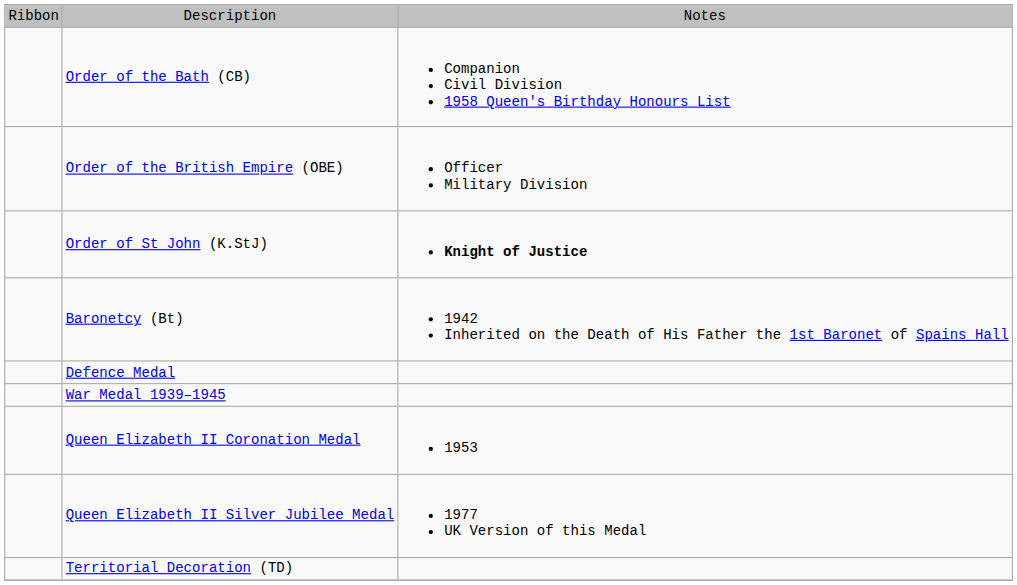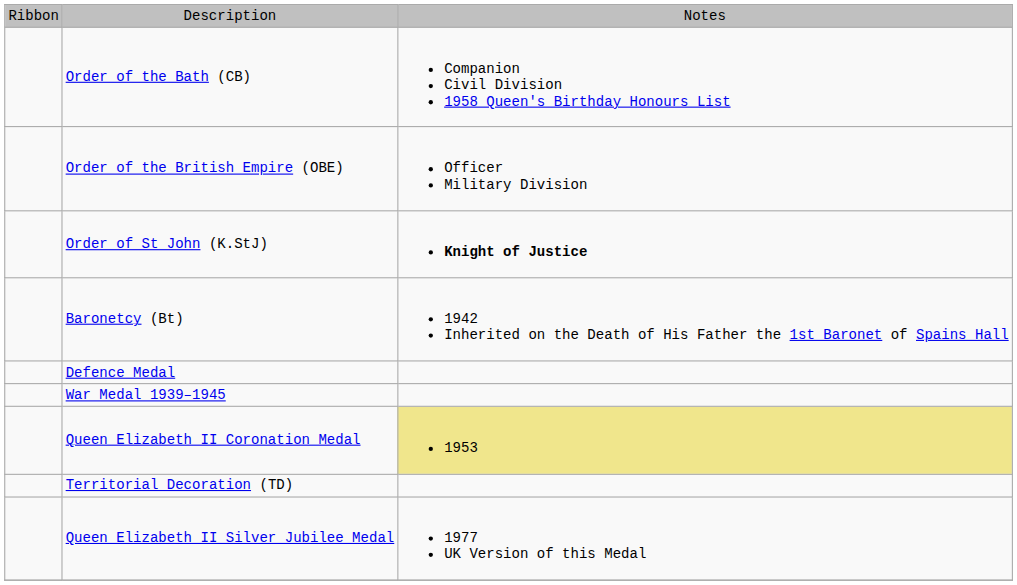(705, 448) no background -> (705, 448) khaki background
rows swapped: (230, 515) <-> (179, 569)
